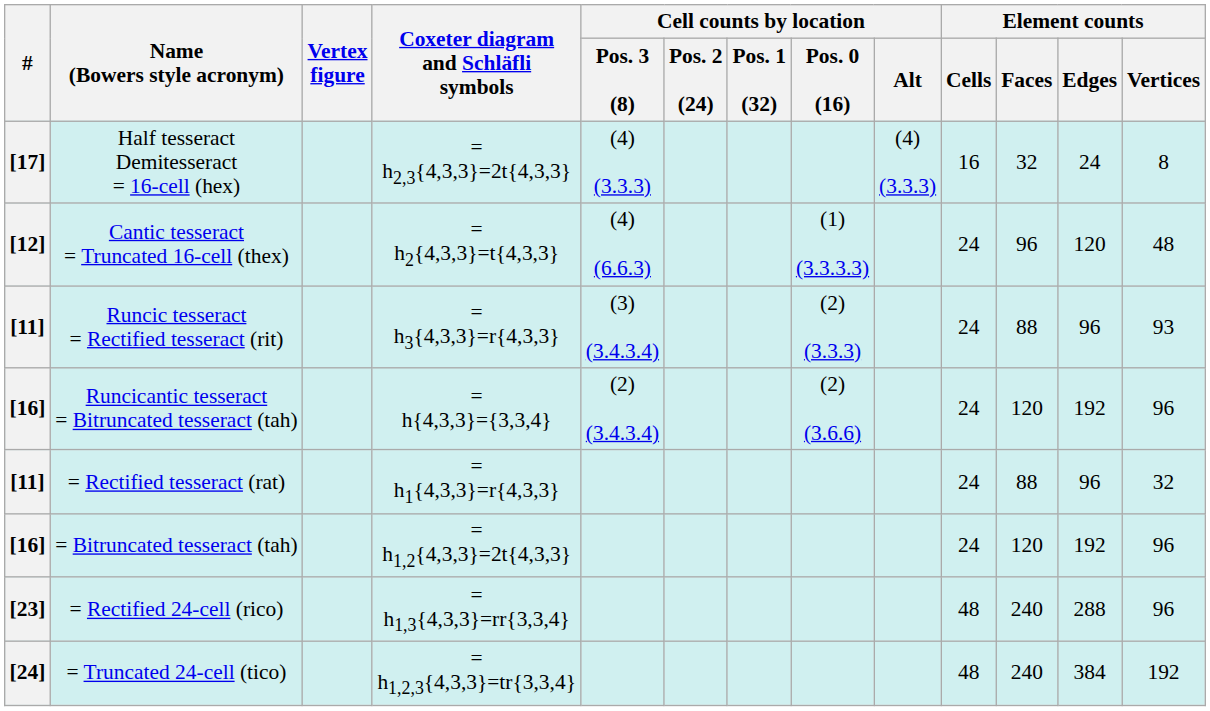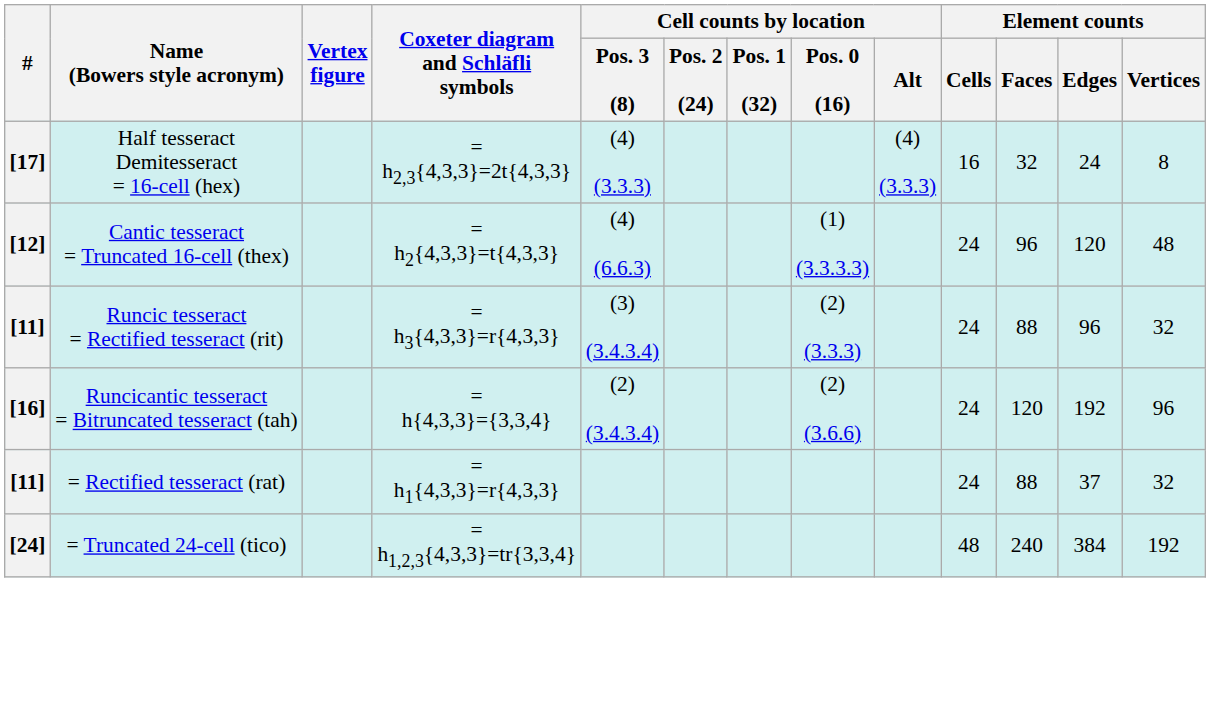(1163, 326) 93 -> (1163, 326) 32
(1090, 481) 96 -> (1090, 481) 37
- row: (176, 545)
- row: (176, 609)
